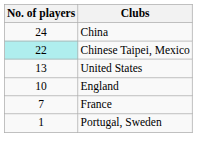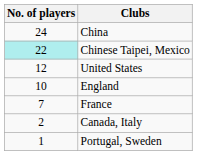(41, 68) 13 -> (41, 68) 12
+ row: (111, 123)
